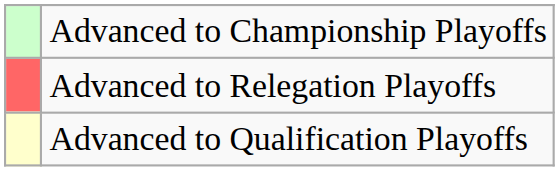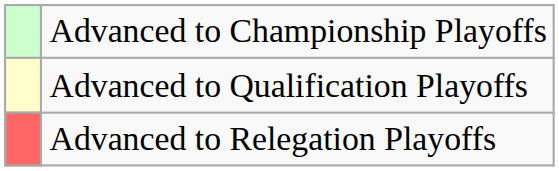rows swapped: (289, 138) <-> (273, 84)
